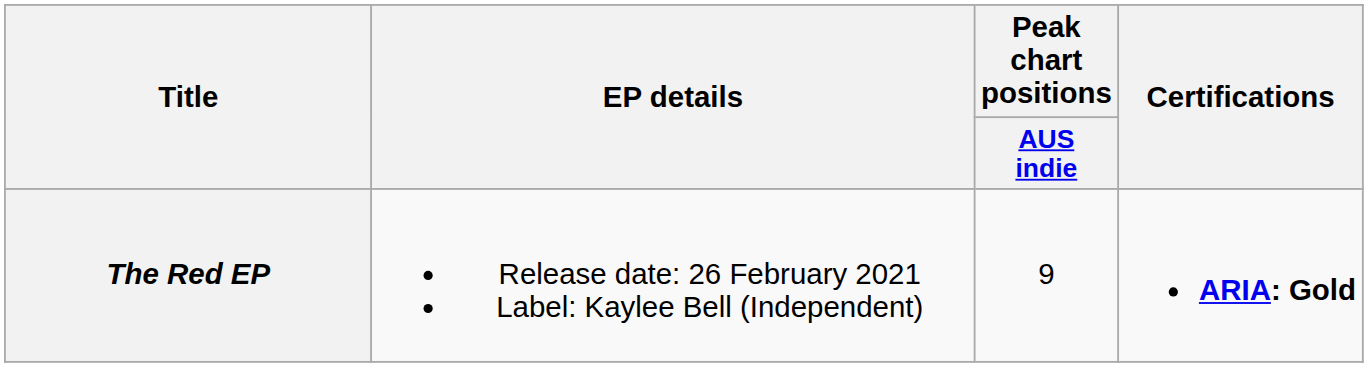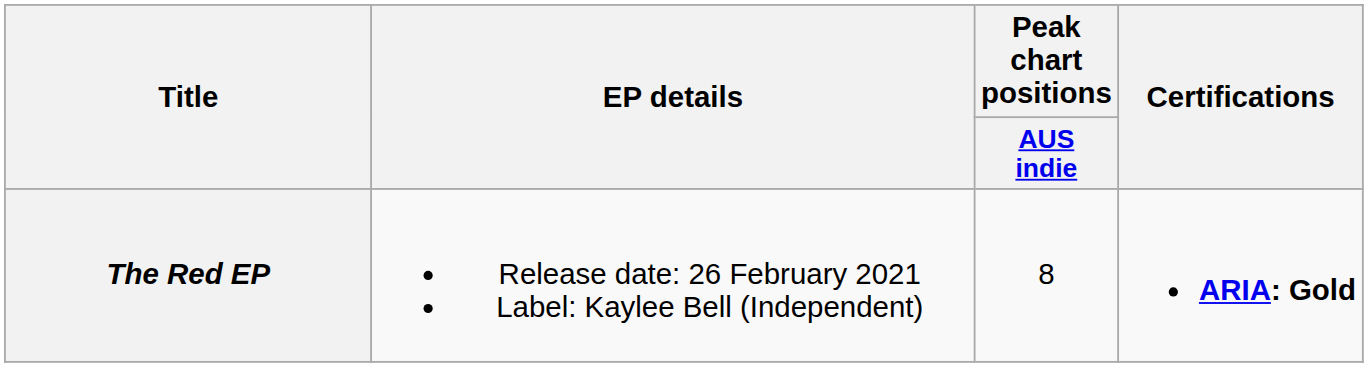(1046, 274) 9 -> (1046, 274) 8
